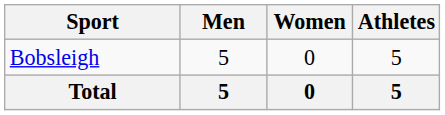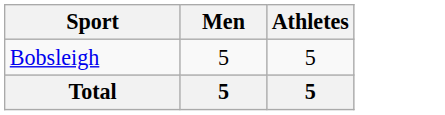- column: (310, 22)
